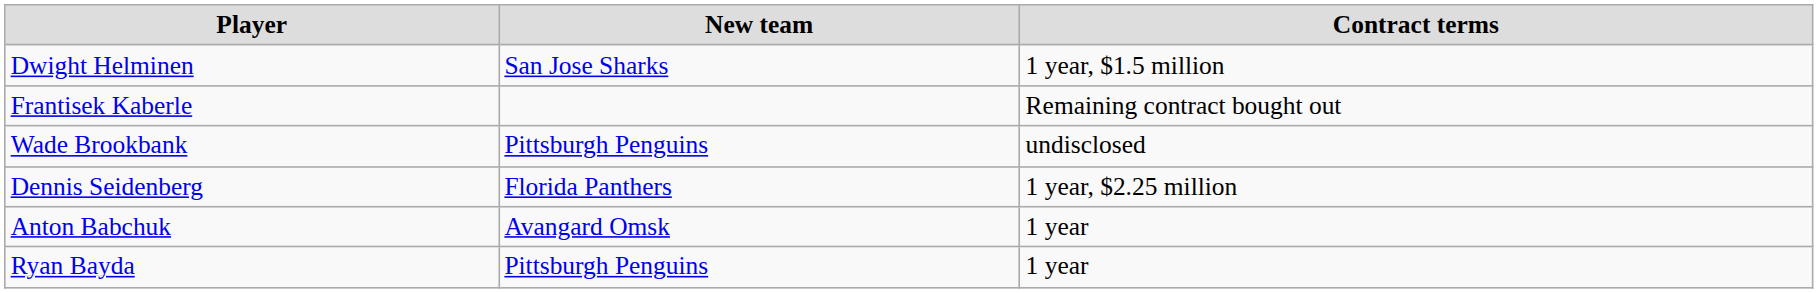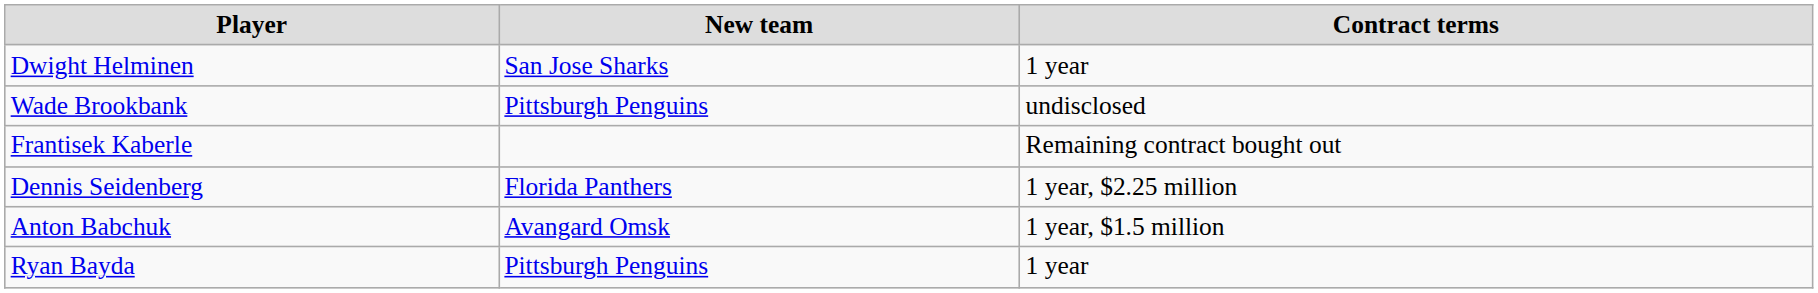(1125, 65) 1 year, $1.5 million -> (1057, 65) 1 year
rows swapped: (101, 105) <-> (99, 145)
(1057, 226) 1 year -> (1125, 226) 1 year, $1.5 million
